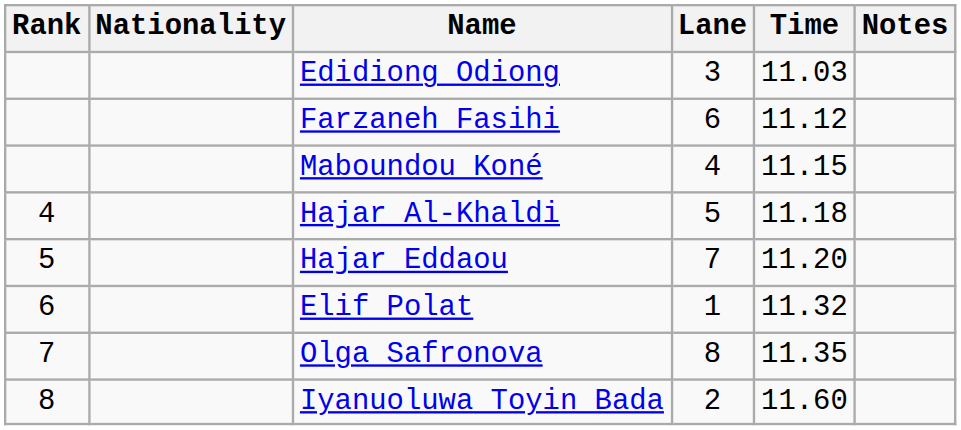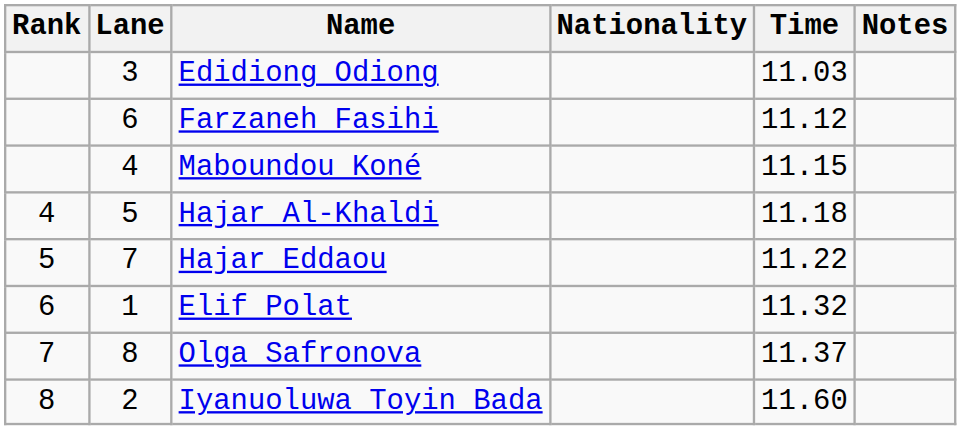columns swapped: (713, 29) <-> (191, 29)
(804, 262) 11.20 -> (804, 262) 11.22
(804, 355) 11.35 -> (804, 355) 11.37
